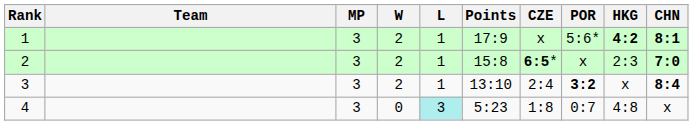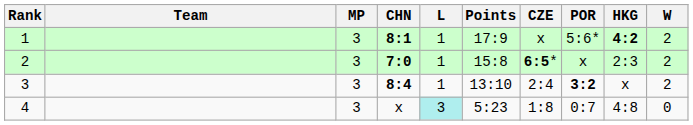columns swapped: (399, 16) <-> (667, 16)
